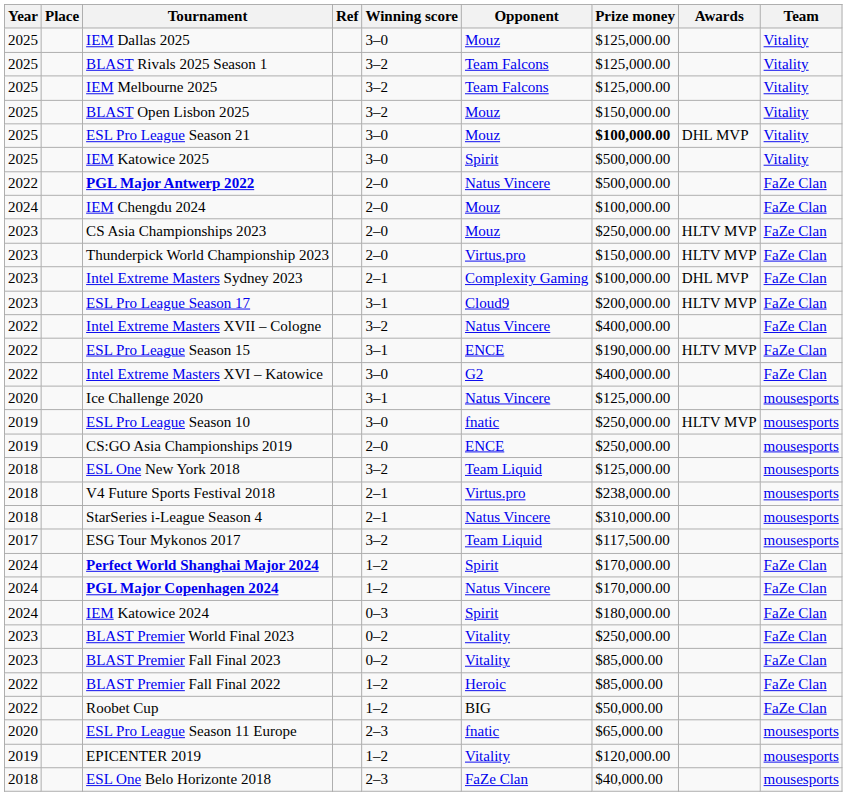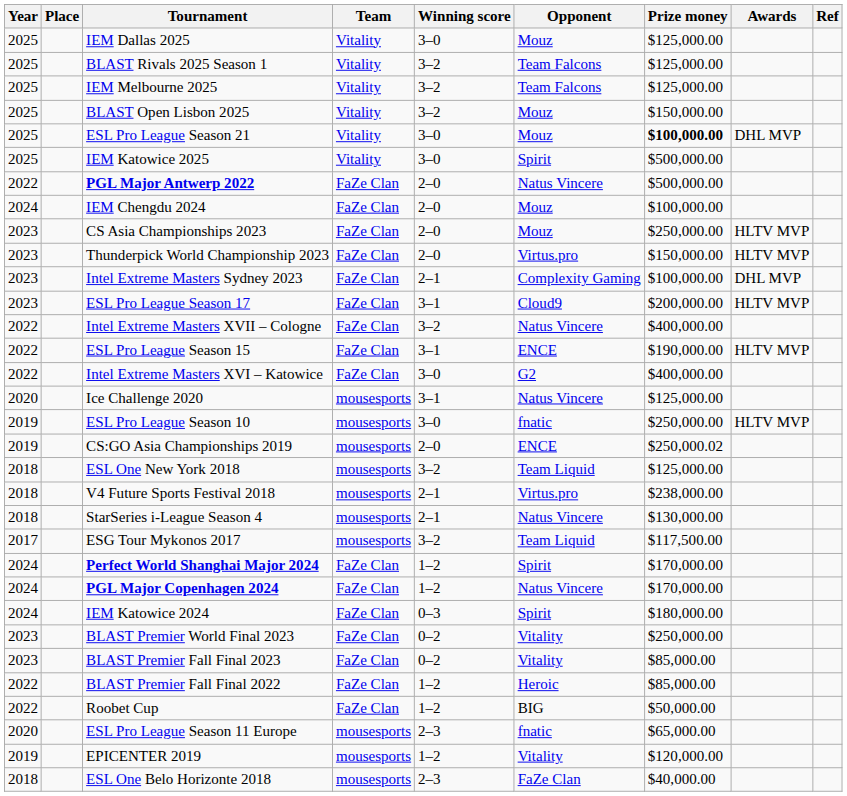columns swapped: (801, 16) <-> (347, 16)
(633, 445) $250,000.00 -> (685, 445) $250,000.02
(633, 517) $310,000.00 -> (685, 517) $130,000.00
